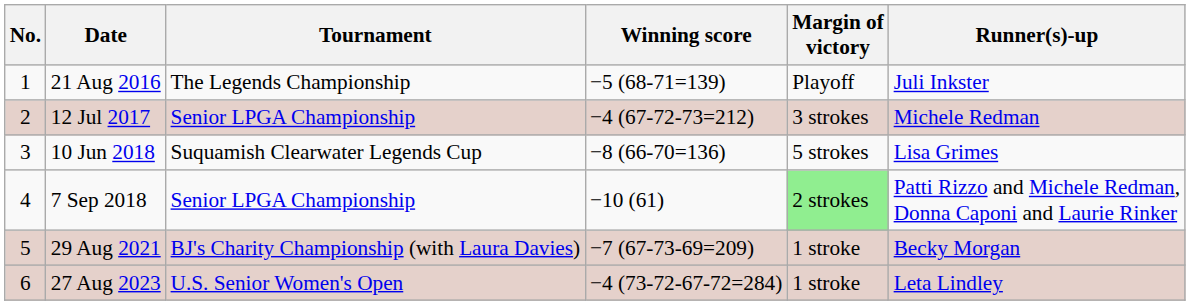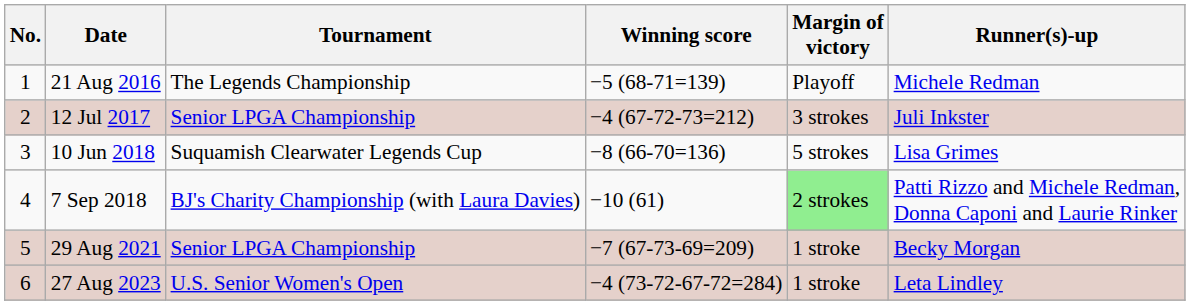(941, 82) Juli Inkster -> (967, 82) Michele Redman
(967, 117) Michele Redman -> (941, 117) Juli Inkster
(293, 200) Senior LPGA Championship -> (375, 200) BJ's Charity Championship (with Laura Davies)
(375, 248) BJ's Charity Championship (with Laura Davies) -> (293, 248) Senior LPGA Championship
